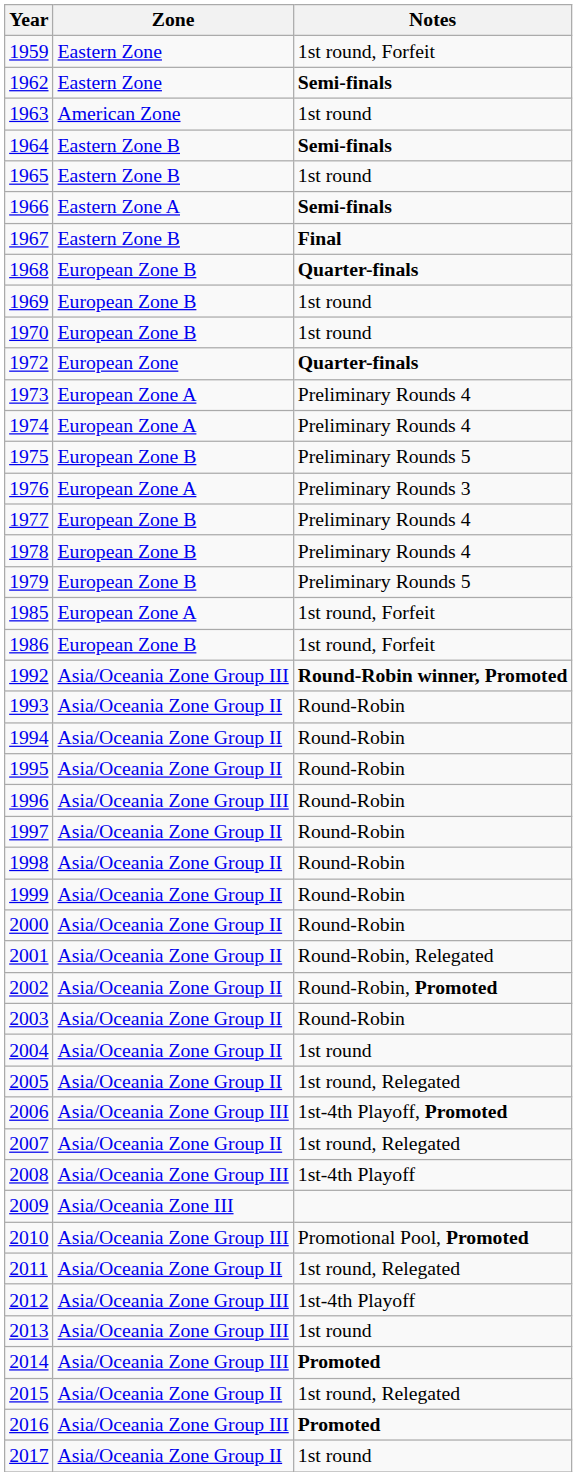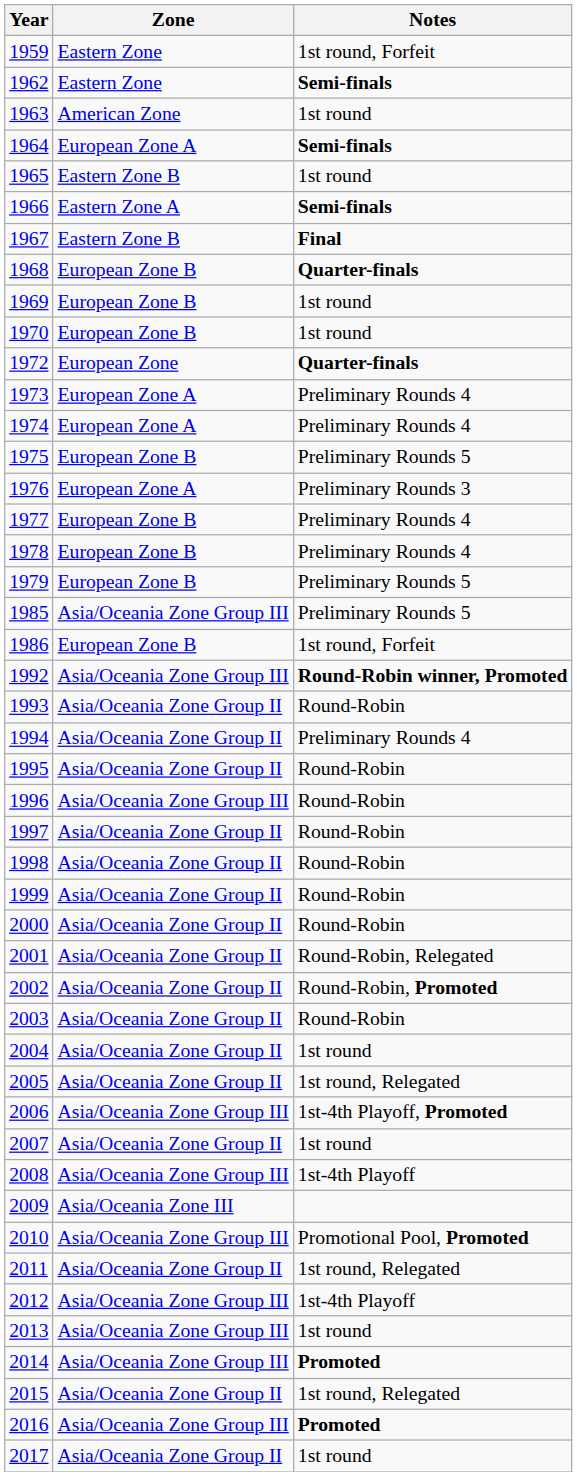(119, 144) Eastern Zone B -> (127, 144) European Zone A
(127, 613) European Zone A -> (173, 613) Asia/Oceania Zone Group III
(366, 613) 1st round, Forfeit -> (384, 613) Preliminary Rounds 5
(351, 737) Round-Robin -> (384, 737) Preliminary Rounds 4
(379, 1143) 1st round, Relegated -> (335, 1143) 1st round
